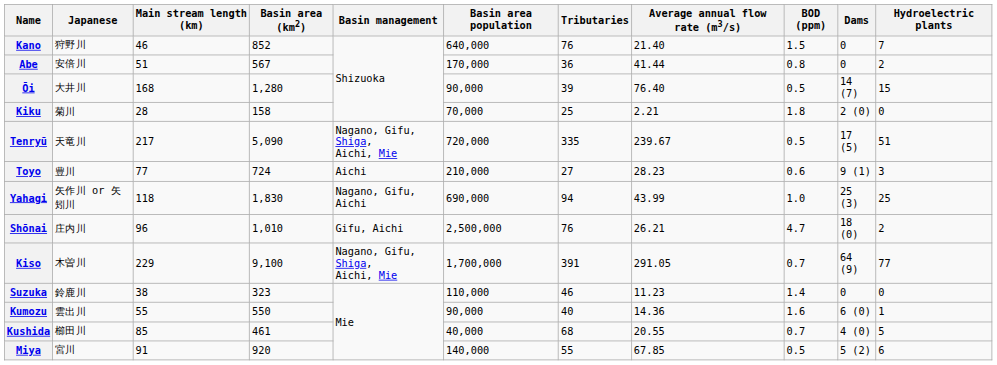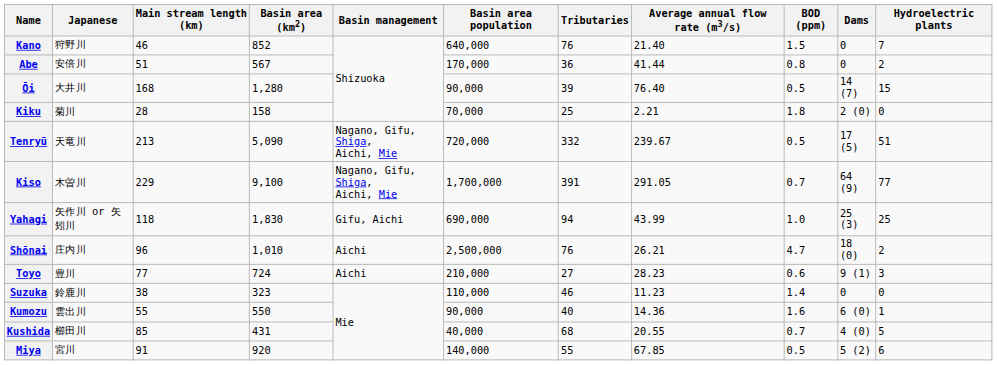(145, 142) 217 -> (145, 142) 213
(570, 142) 335 -> (570, 142) 332
rows swapped: (28, 172) <-> (28, 263)
(376, 198) Nagano, Gifu, Aichi -> (369, 219) Gifu, Aichi
(369, 229) Gifu, Aichi -> (351, 250) Aichi
(261, 331) 461 -> (261, 331) 431
